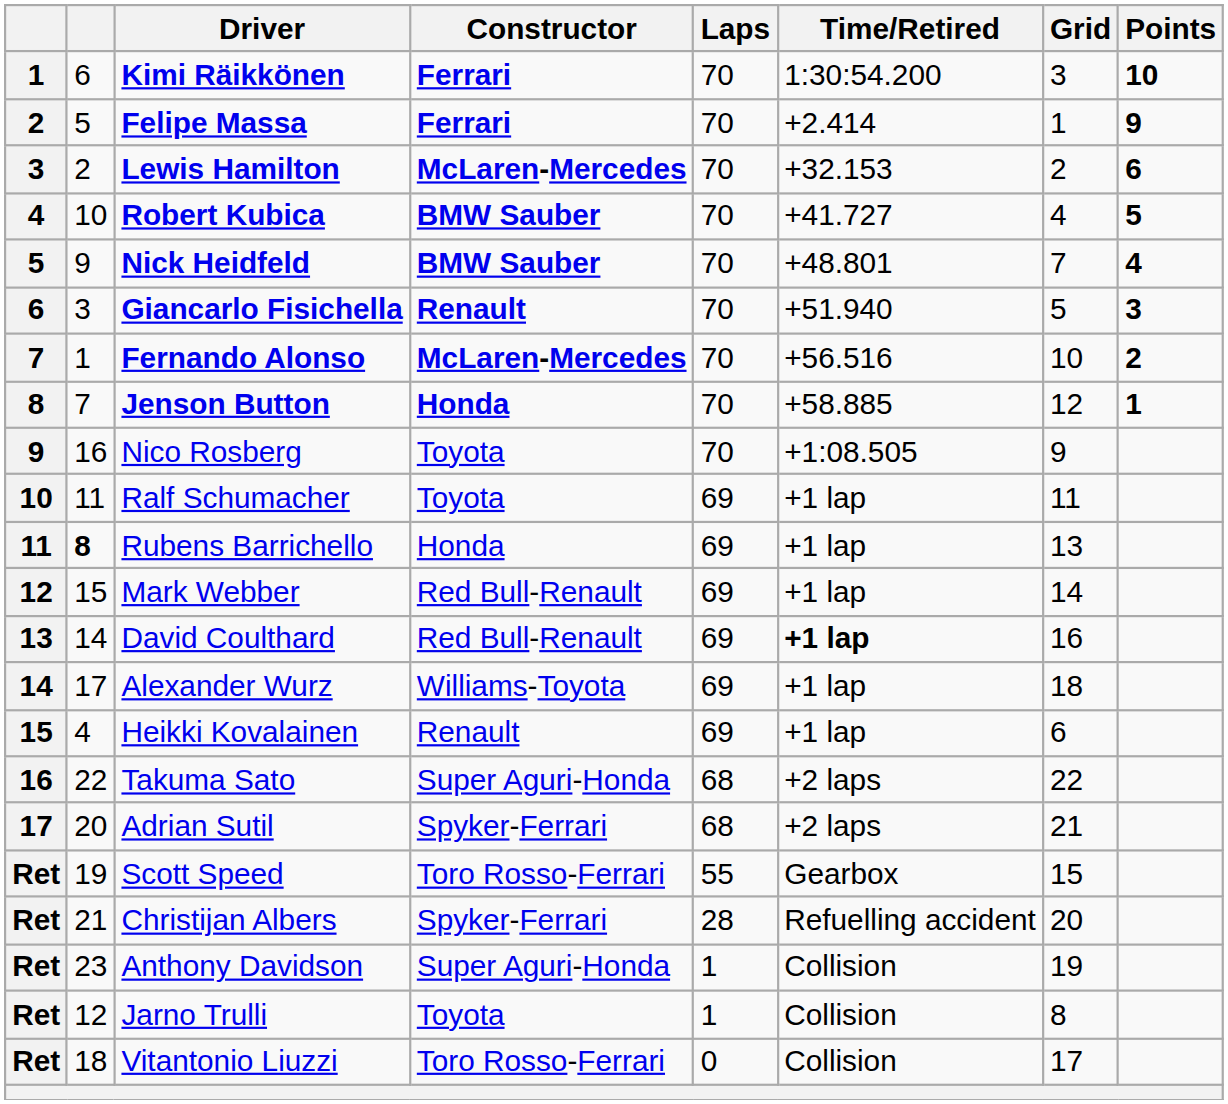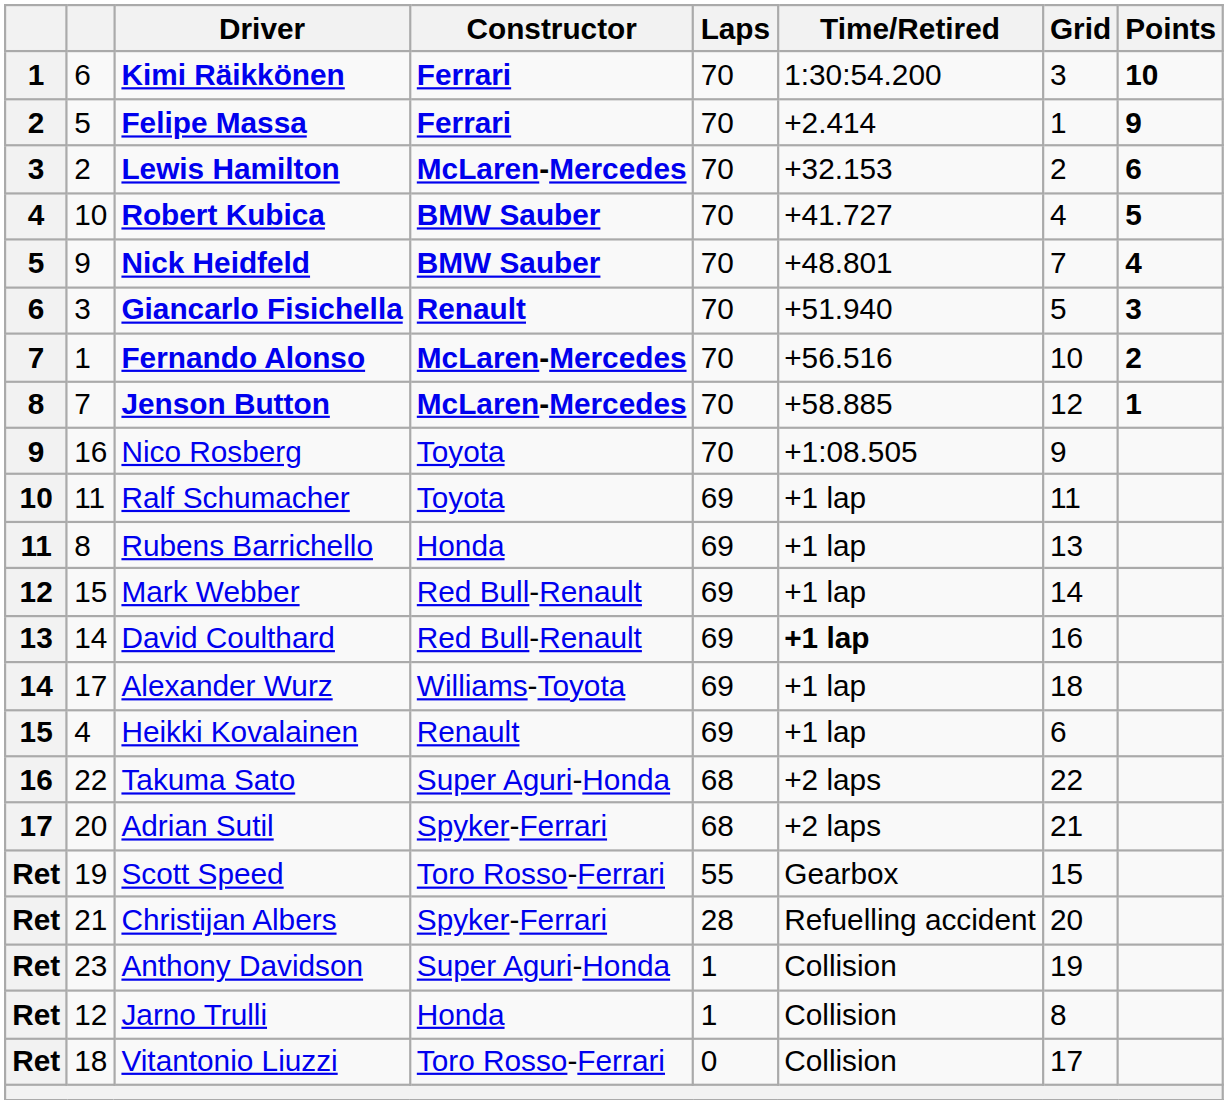(463, 404) Honda -> (552, 404) McLaren-Mercedes
(82, 545) bold -> (82, 545) normal
(461, 1014) Toyota -> (461, 1014) Honda
